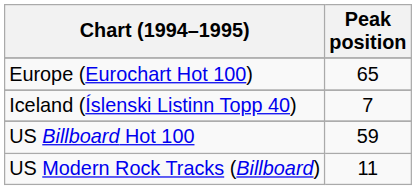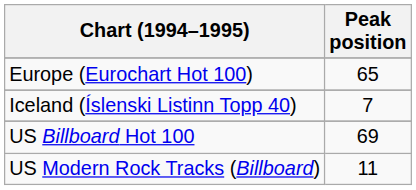(368, 136) 59 -> (368, 136) 69
